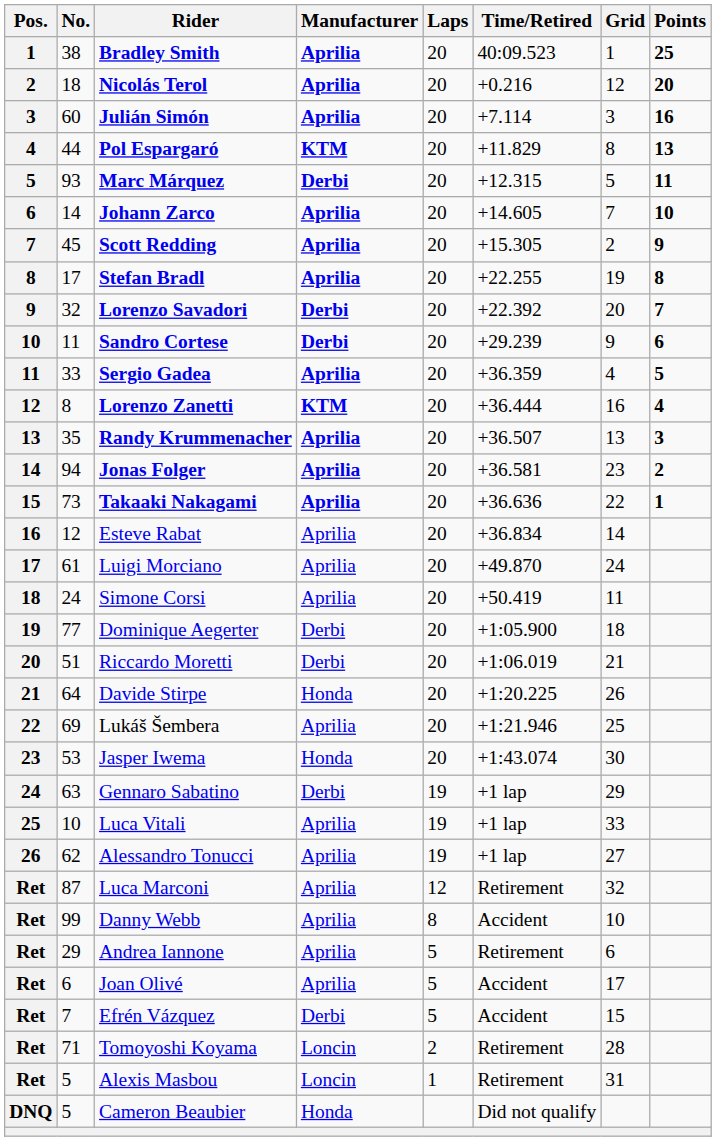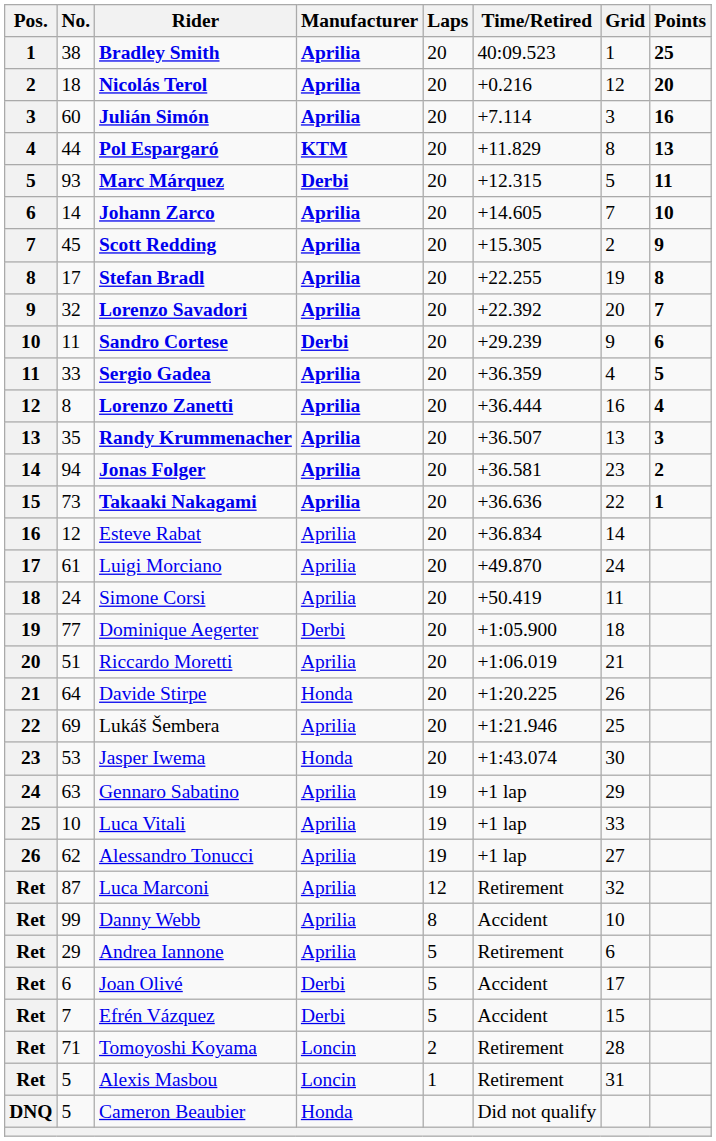(325, 309) Derbi -> (331, 309) Aprilia
(324, 405) KTM -> (331, 405) Aprilia
(323, 662) Derbi -> (328, 662) Aprilia
(323, 790) Derbi -> (328, 790) Aprilia
(328, 983) Aprilia -> (323, 983) Derbi
